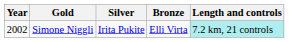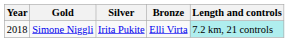(17, 29) 2002 -> (17, 29) 2018
